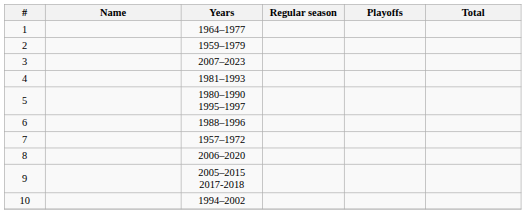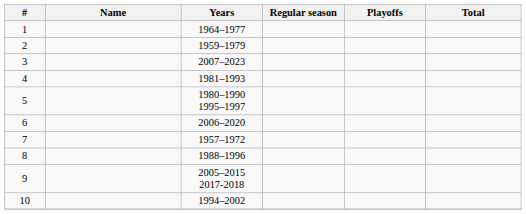(222, 123) 1988–1996 -> (222, 123) 2006–2020
(222, 156) 2006–2020 -> (222, 156) 1988–1996
